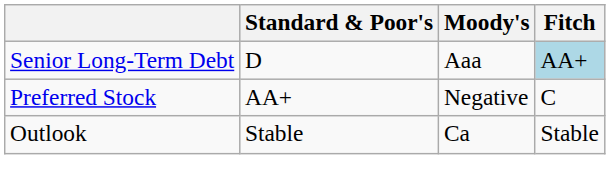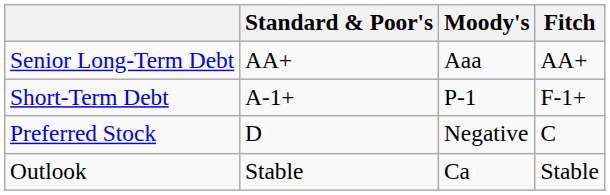(253, 60) D -> (268, 60) AA+
(564, 60) lightblue background -> (564, 60) no background
+ row: (89, 97)
(268, 97) AA+ -> (253, 134) D
